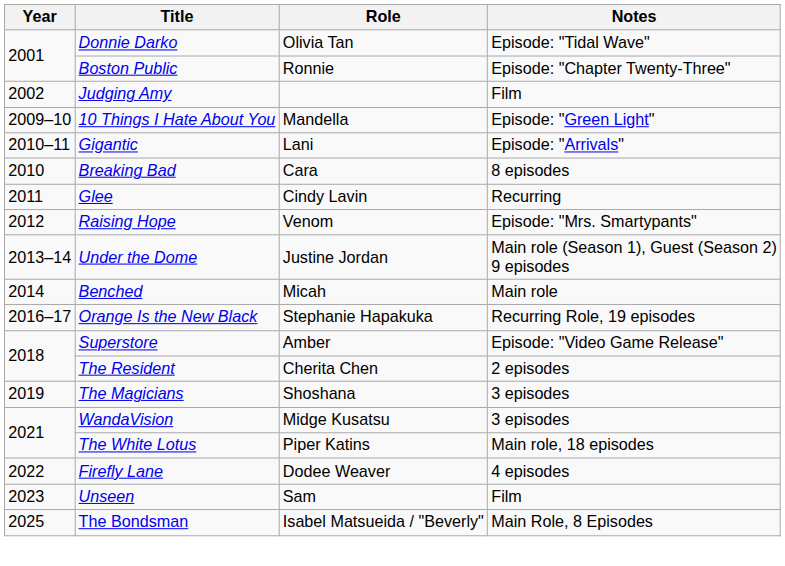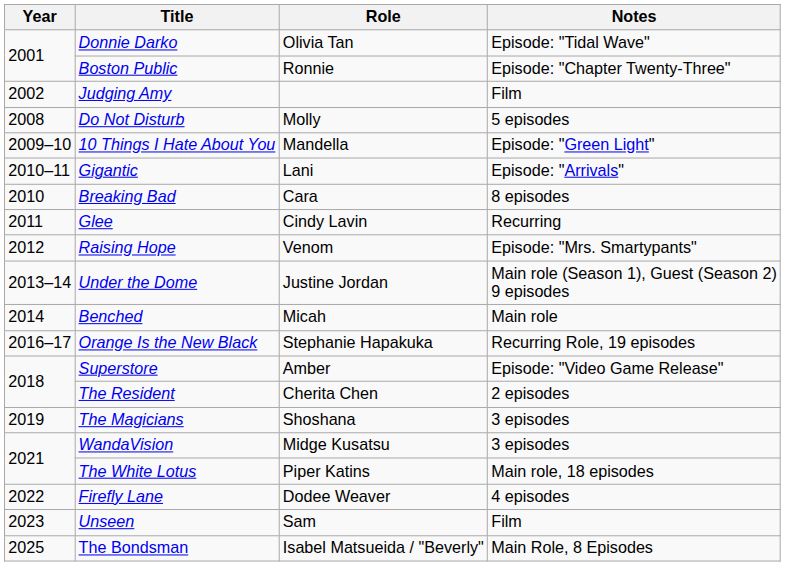+ row: (132, 119)
